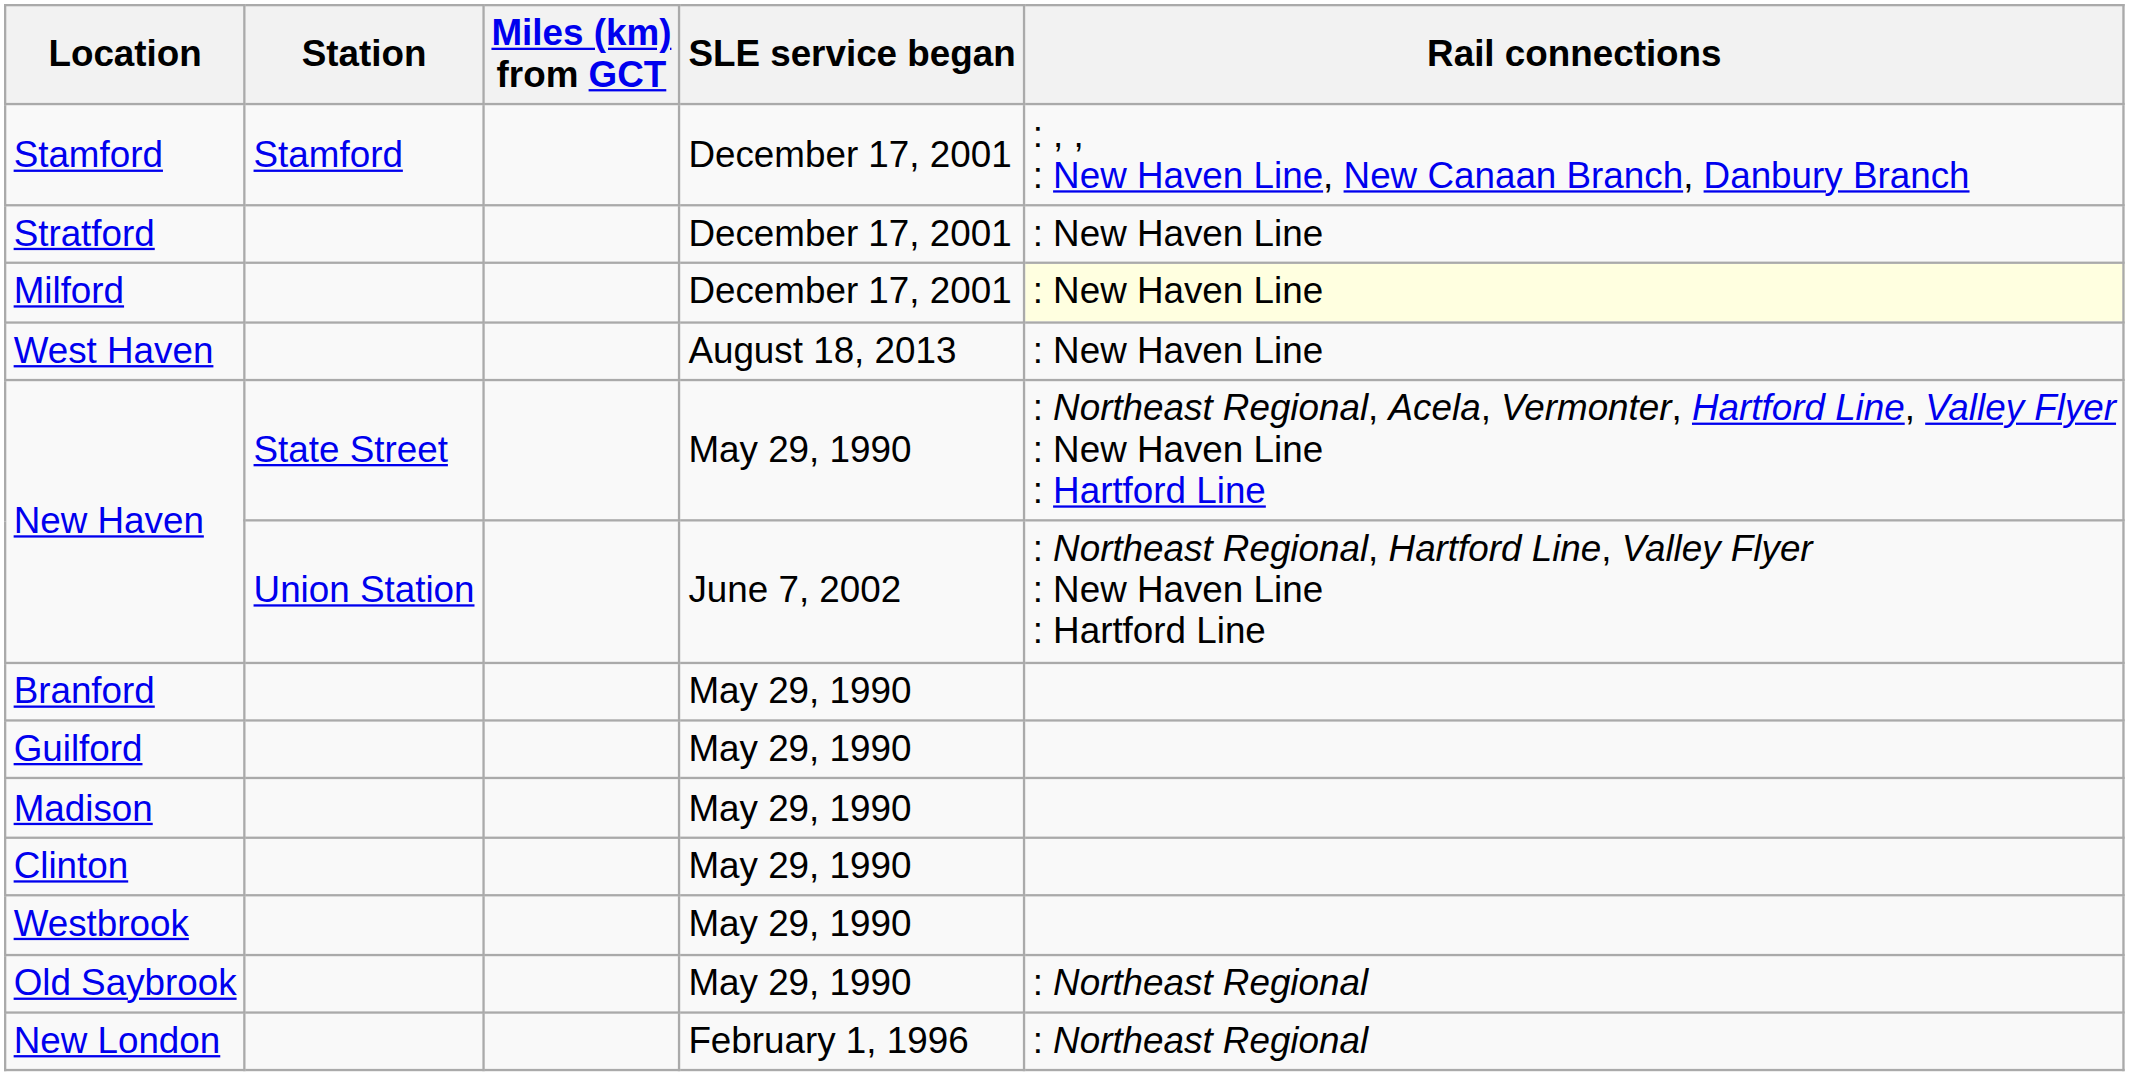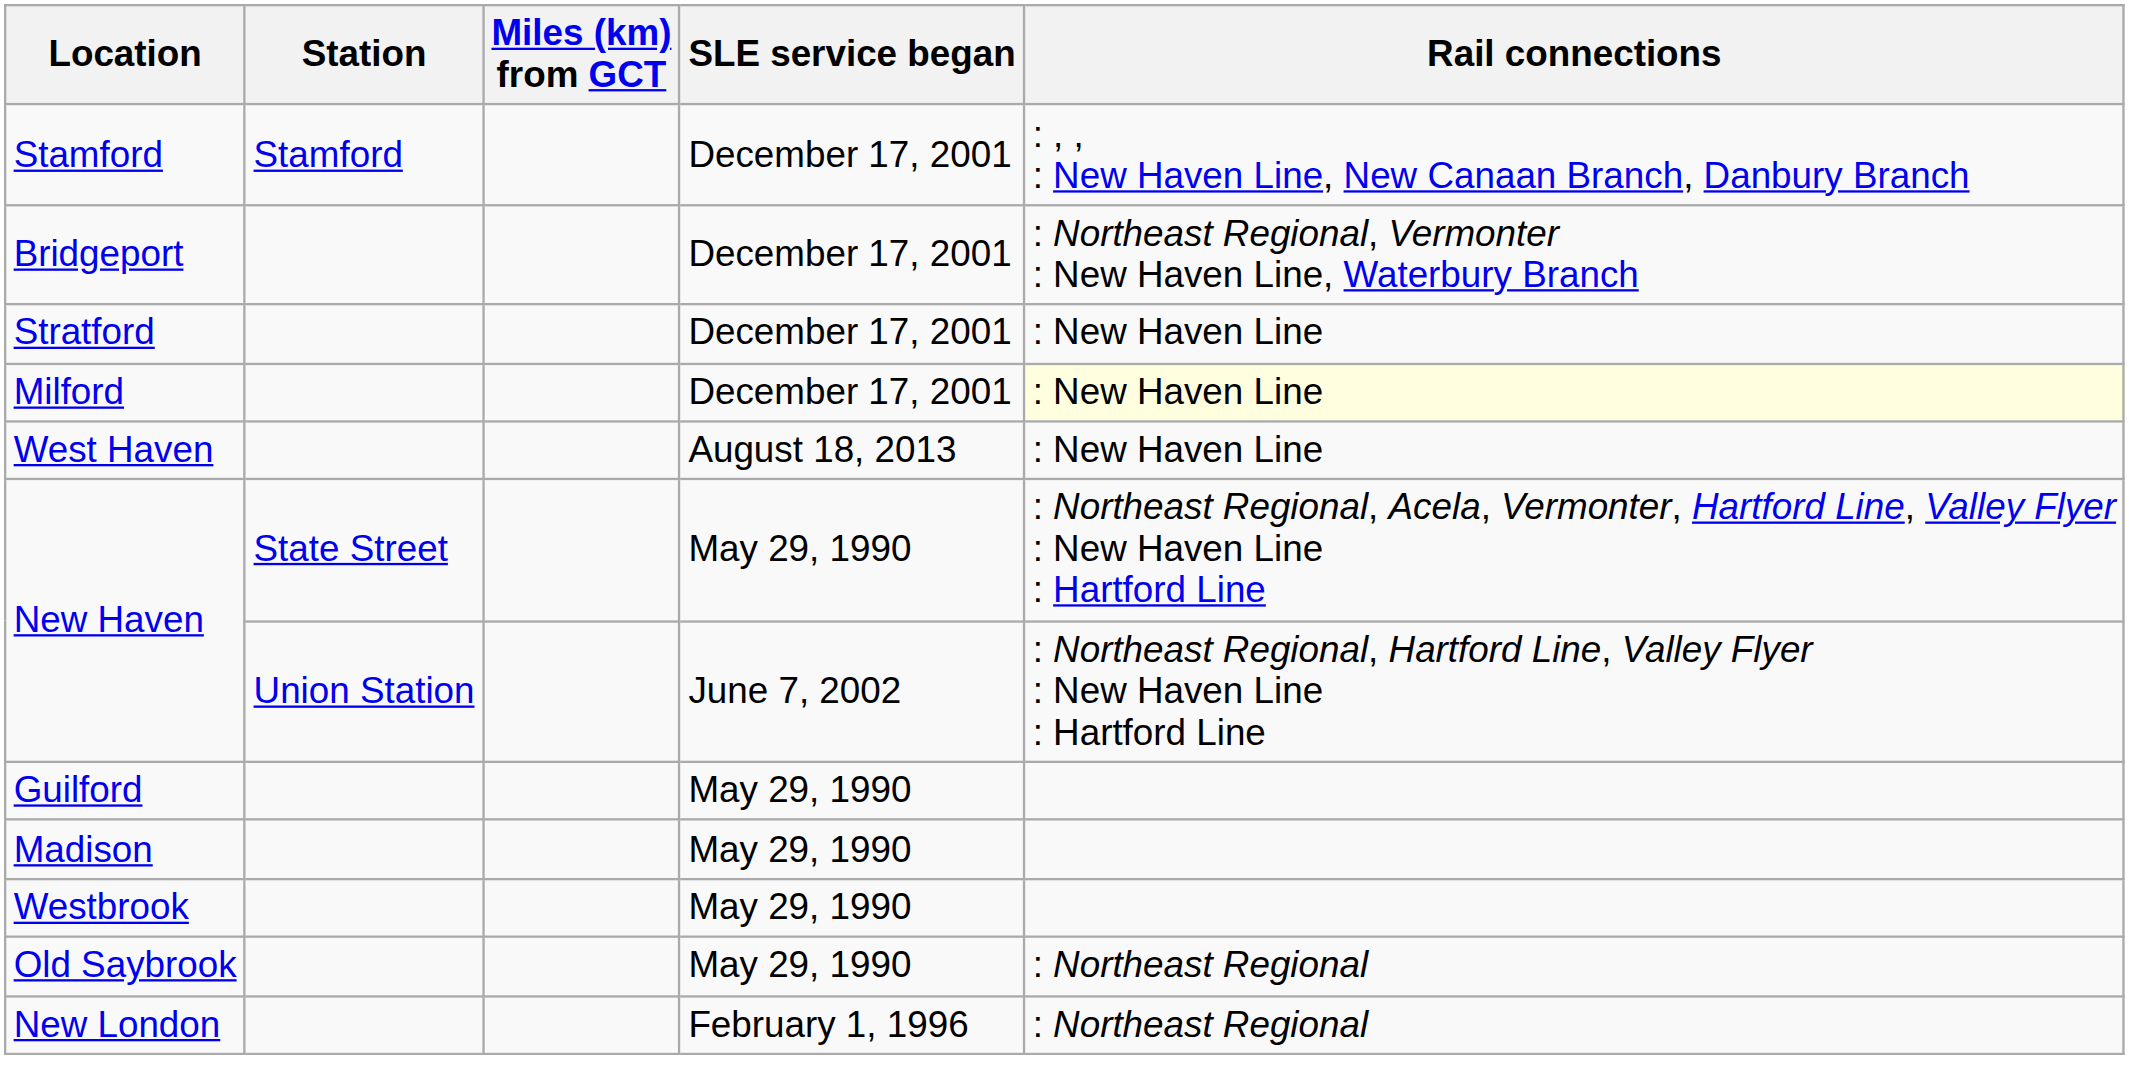+ row: (99, 253)
- row: (84, 690)
- row: (71, 865)
